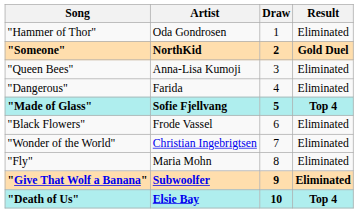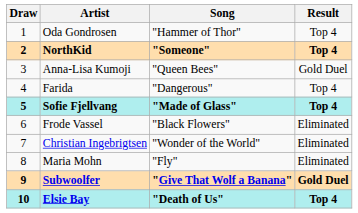columns swapped: (276, 13) <-> (77, 13)
(323, 32) Eliminated -> (323, 32) Top 4
(323, 50) Gold Duel -> (323, 50) Top 4
(323, 69) Eliminated -> (323, 69) Gold Duel
(323, 87) Eliminated -> (323, 87) Top 4
(323, 180) Eliminated -> (323, 180) Gold Duel
